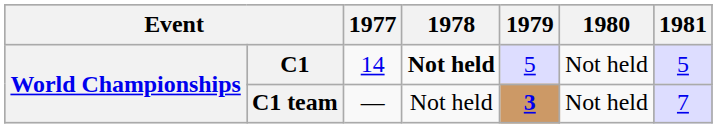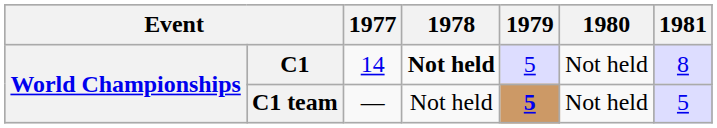(683, 64) 5 -> (683, 64) 8
(530, 103) 3 -> (530, 103) 5
(683, 103) 7 -> (683, 103) 5
